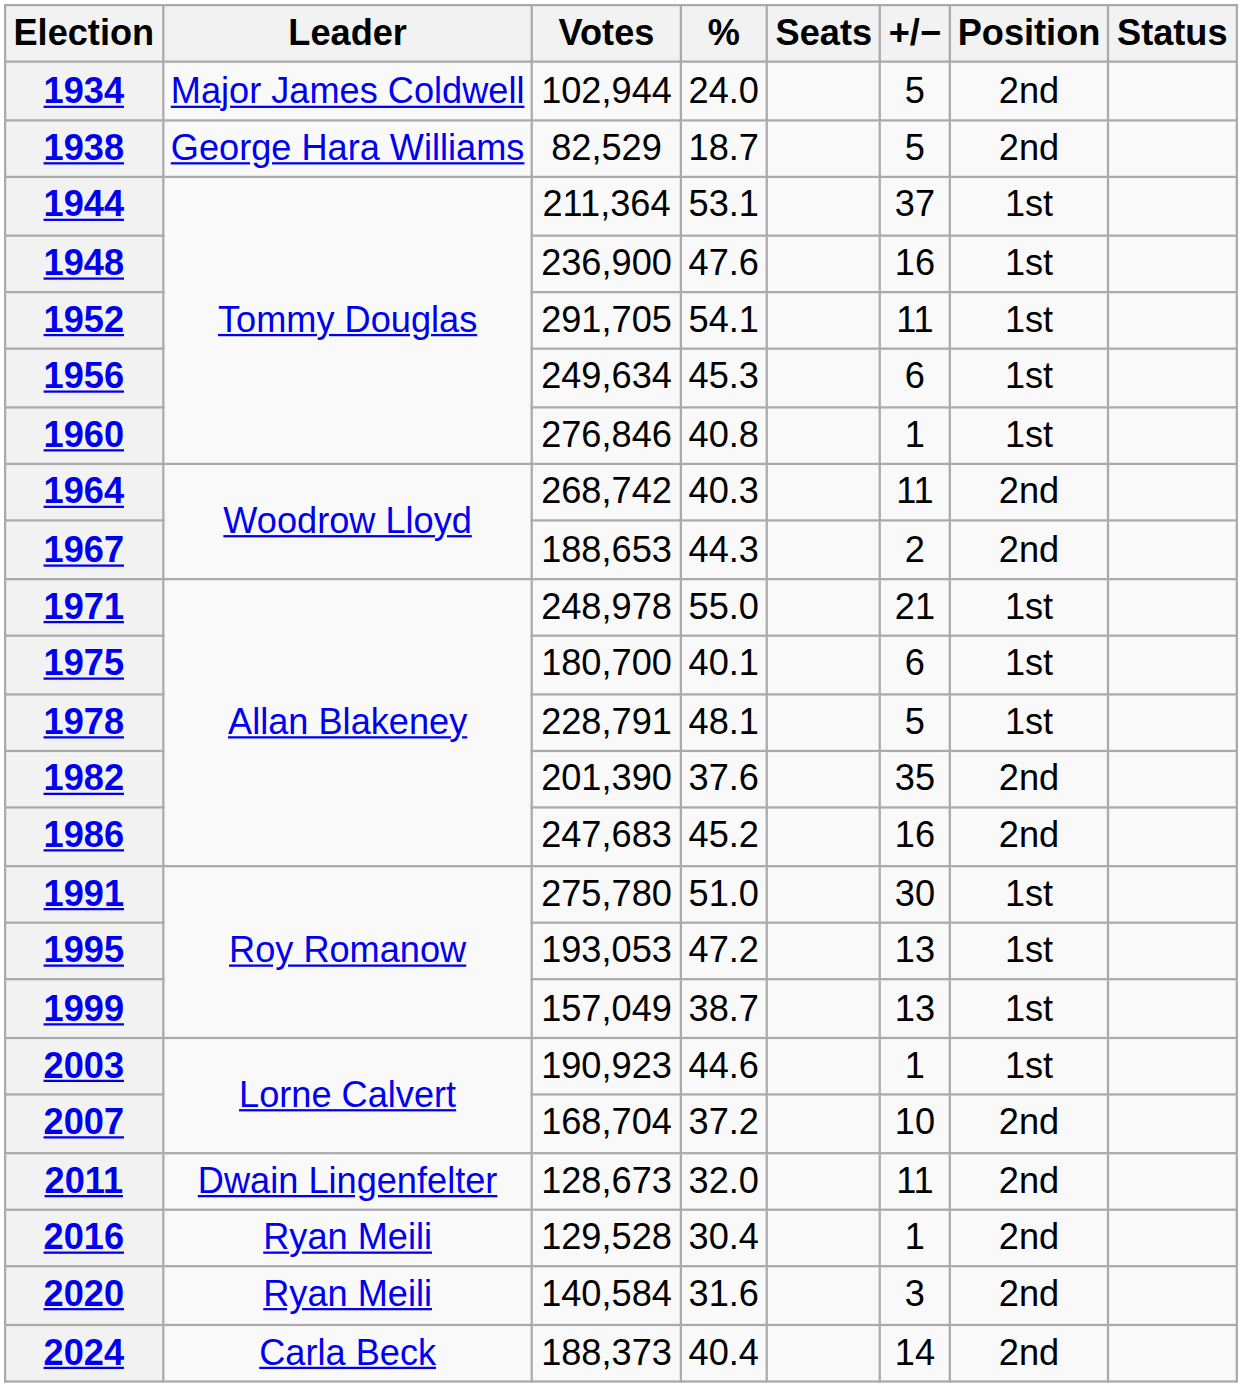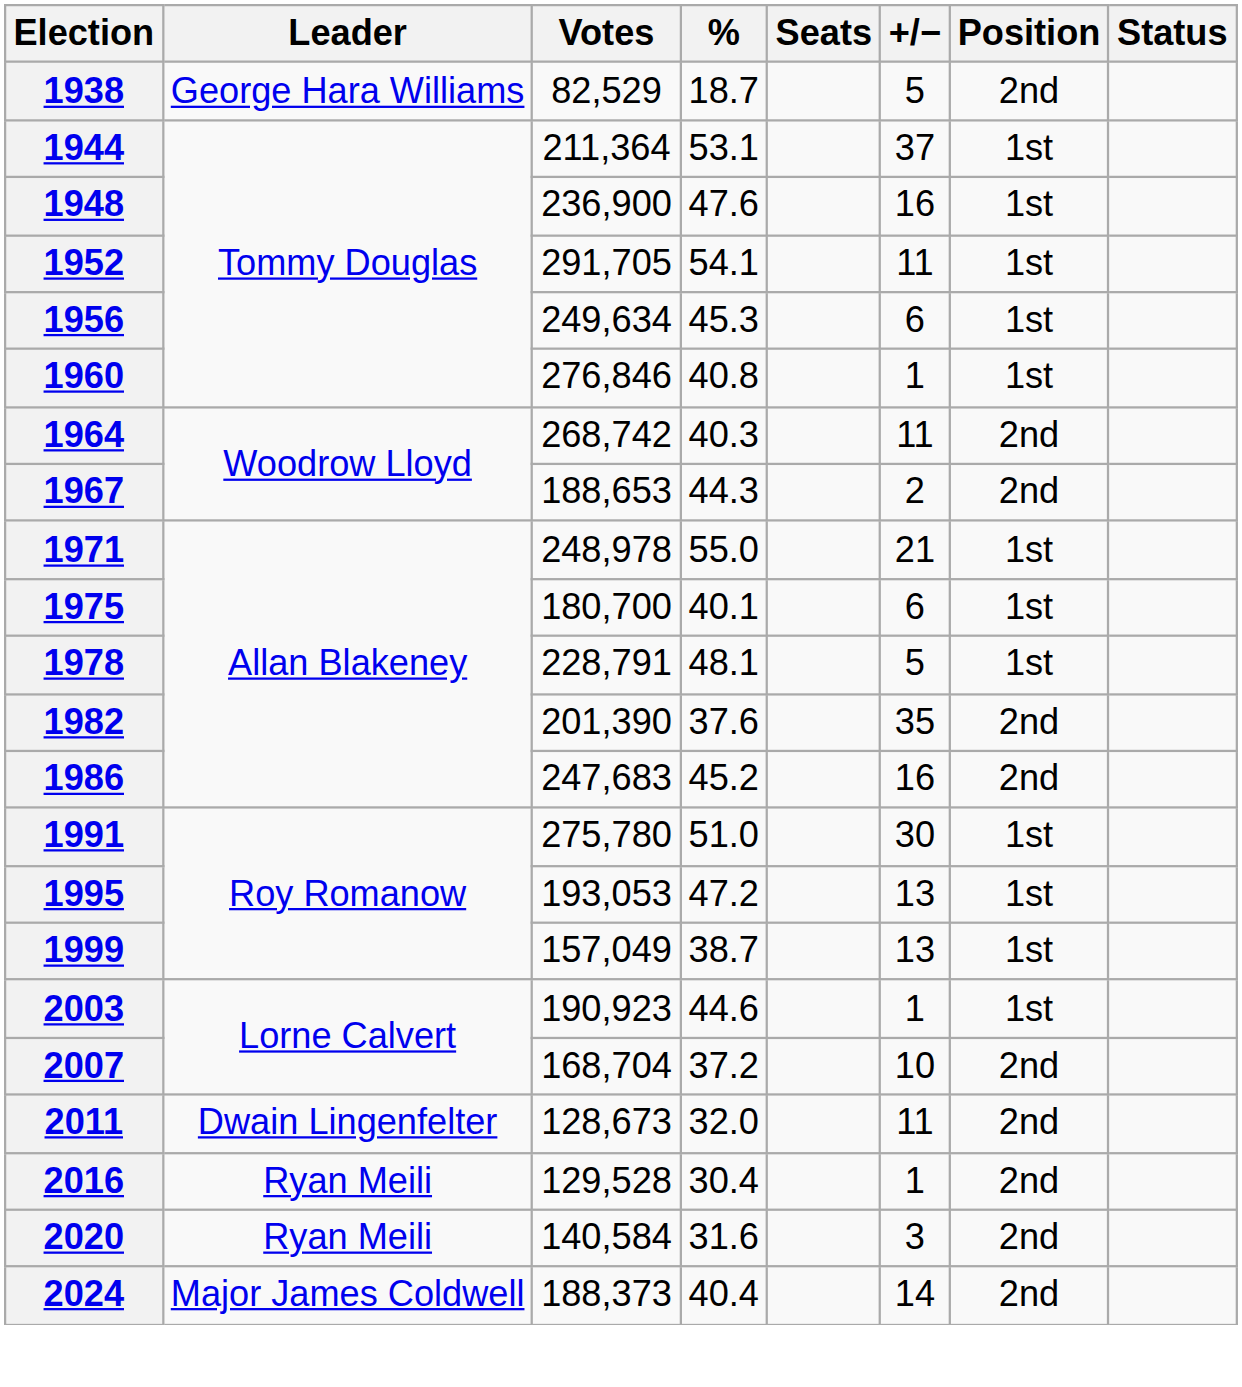- row: (84, 90)
(348, 1352) Carla Beck -> (348, 1294) Major James Coldwell
